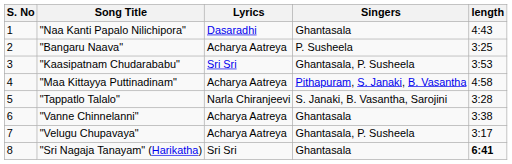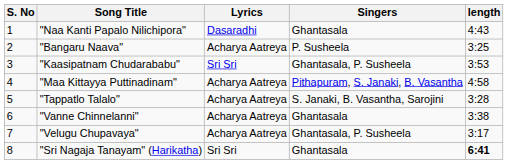(249, 99) Narla Chiranjeevi -> (247, 99) Acharya Aatreya
